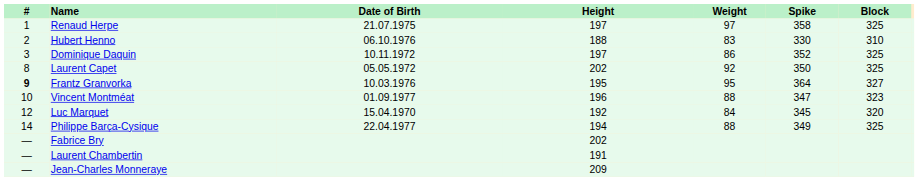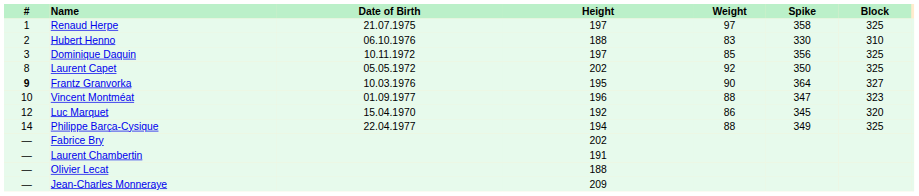(730, 54) 86 -> (730, 54) 85
(802, 54) 352 -> (802, 54) 356
(730, 83) 95 -> (730, 83) 90
(730, 112) 84 -> (730, 112) 86
+ row: (80, 170)
